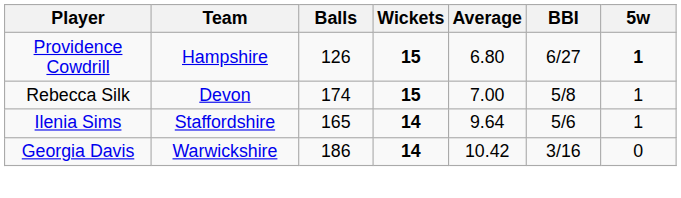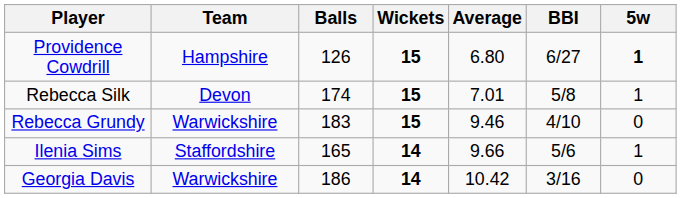(487, 94) 7.00 -> (487, 94) 7.01
+ row: (78, 123)
(487, 123) 9.64 -> (487, 151) 9.66
